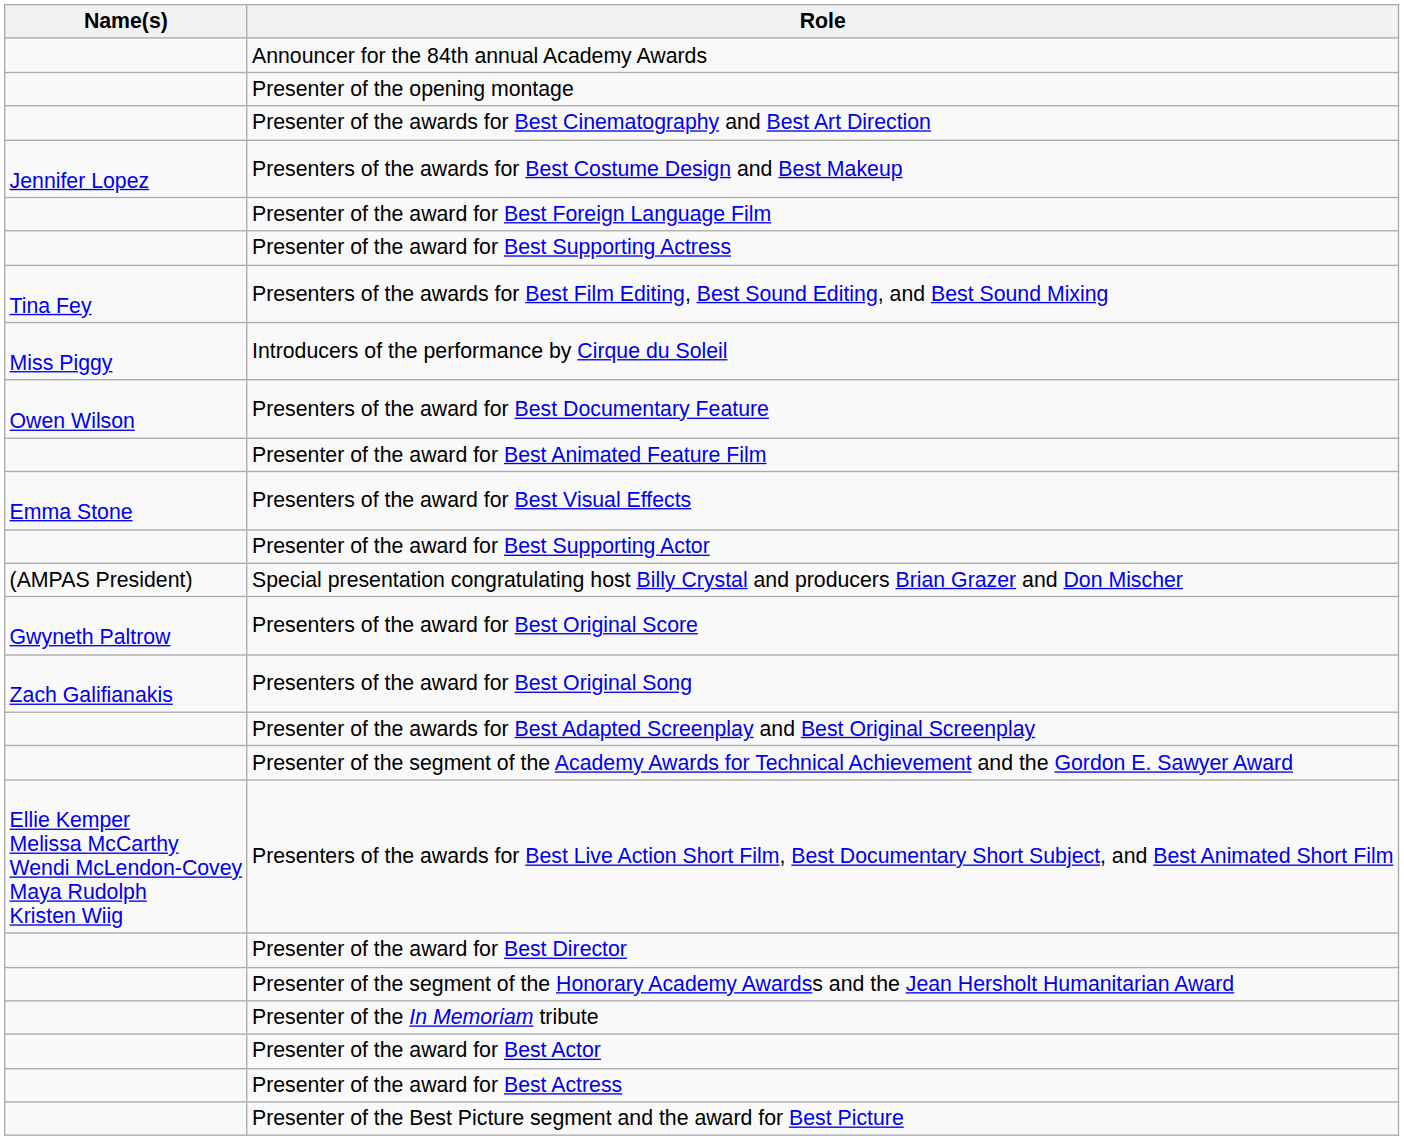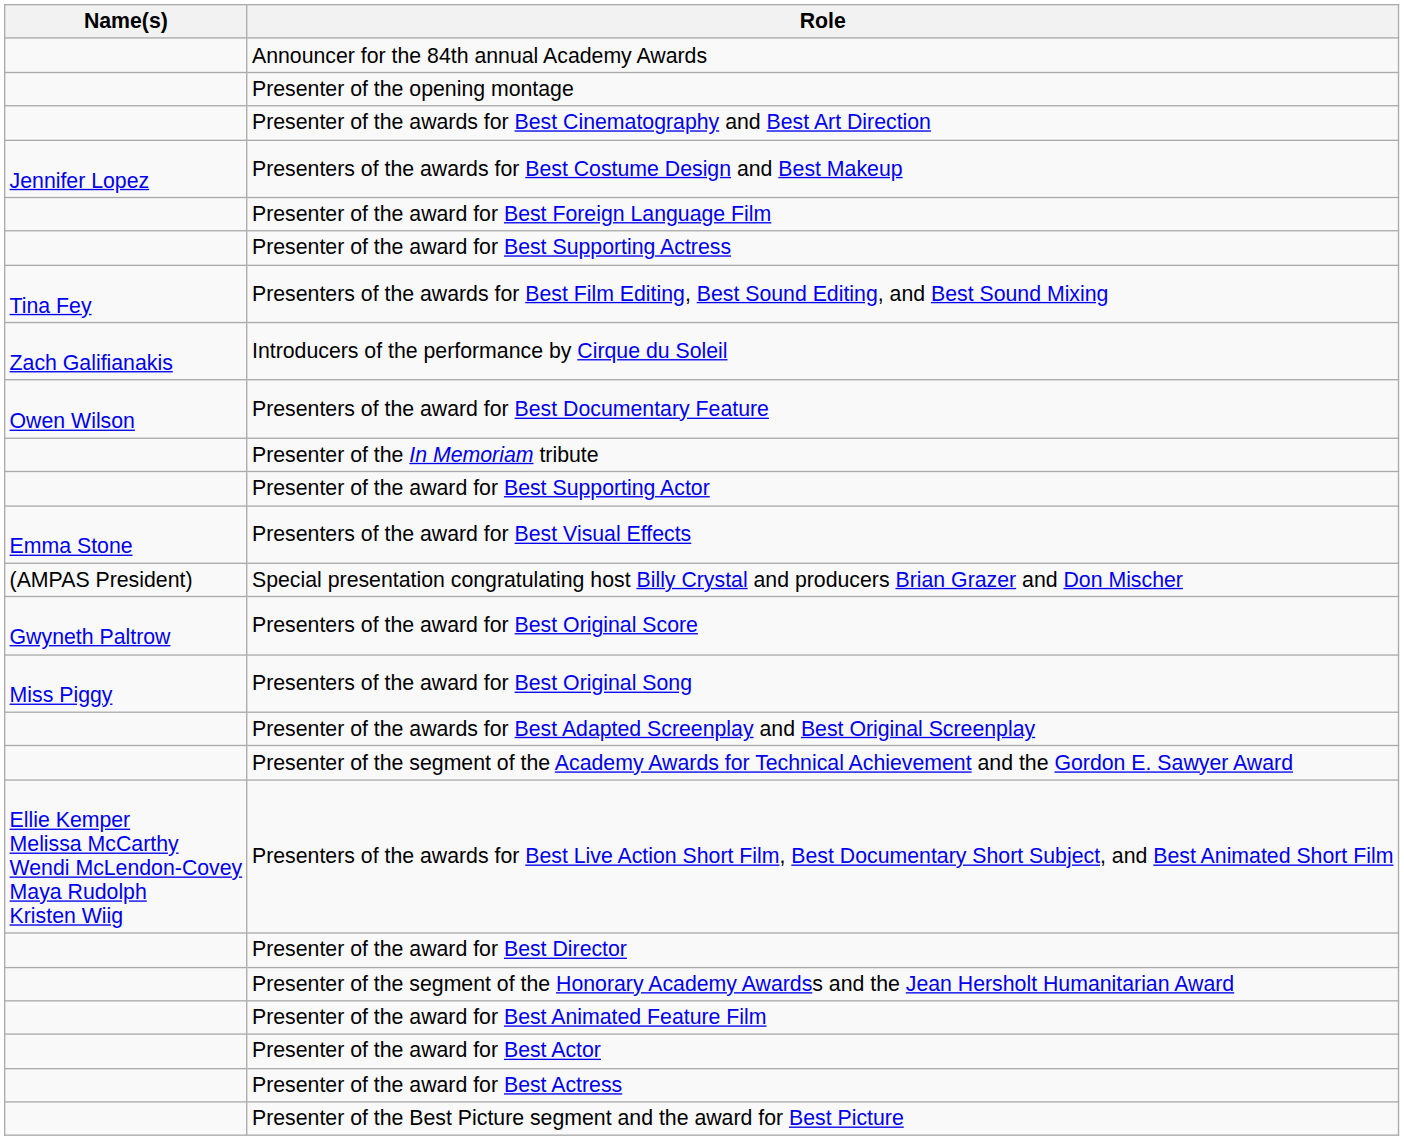(61, 363) Miss Piggy -> (91, 363) Zach Galifianakis
rows swapped: (509, 454) <-> (425, 1017)
rows swapped: (472, 500) <-> (481, 546)
(91, 695) Zach Galifianakis -> (61, 695) Miss Piggy
